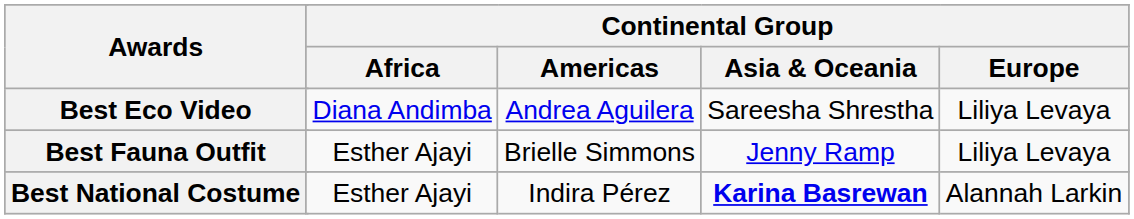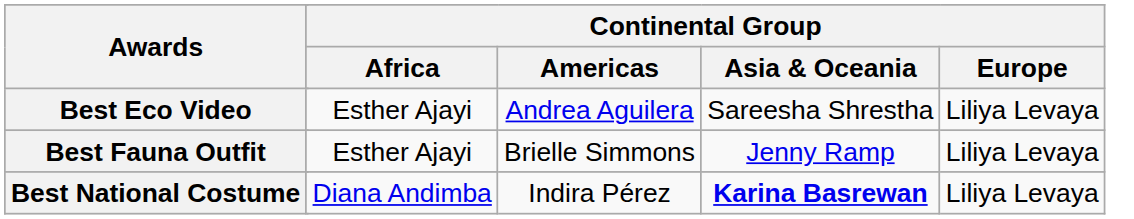(402, 110) Diana Andimba -> (402, 110) Esther Ajayi
(402, 193) Esther Ajayi -> (402, 193) Diana Andimba
(1034, 193) Alannah Larkin -> (1022, 193) Liliya Levaya
